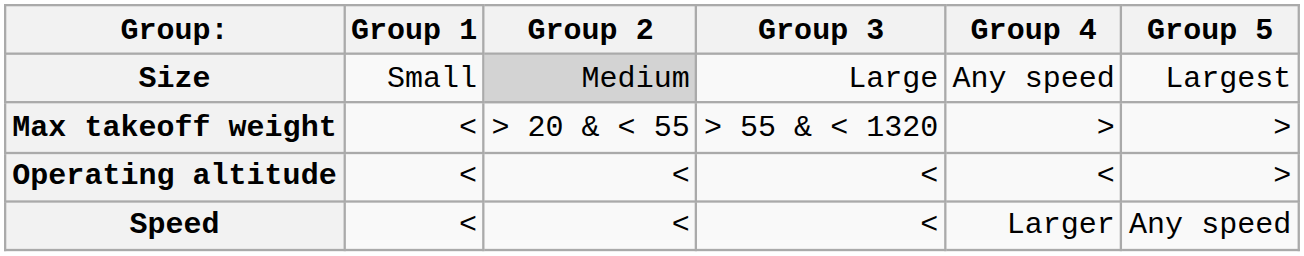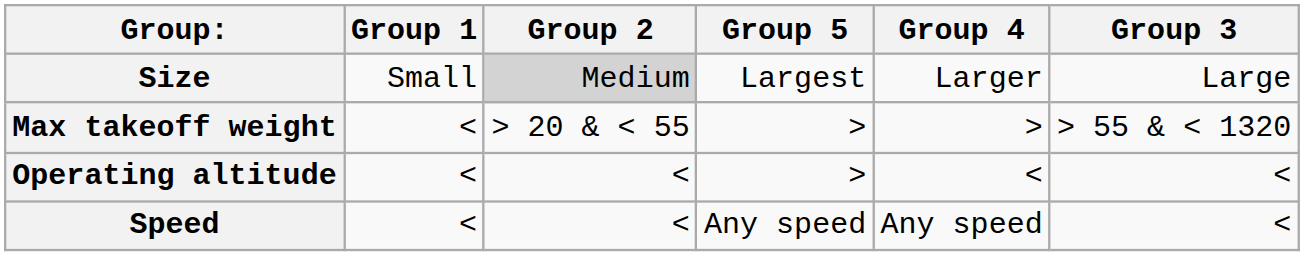columns swapped: (821, 30) <-> (1210, 30)
(1034, 79) Any speed -> (989, 79) Larger
(1061, 225) Larger -> (962, 225) Any speed
